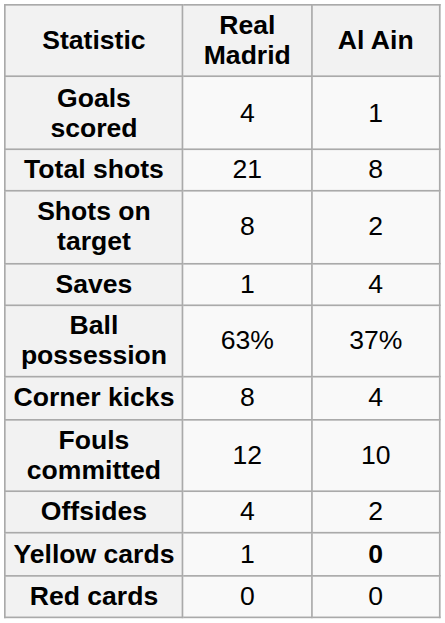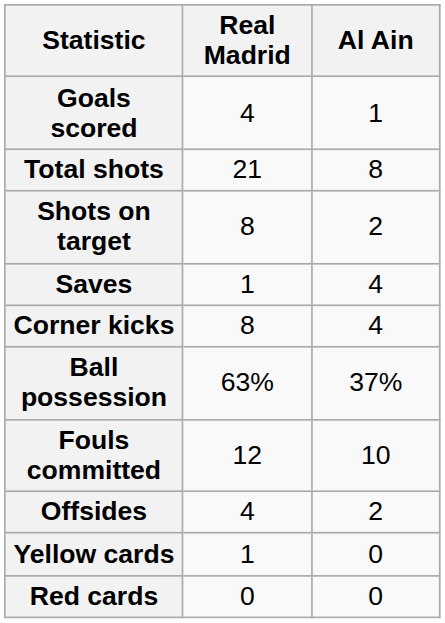rows swapped: (94, 340) <-> (94, 397)
(376, 554) bold -> (376, 554) normal
